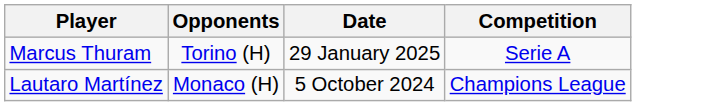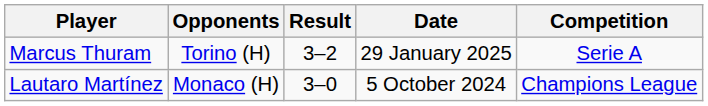+ column: (320, 21)
